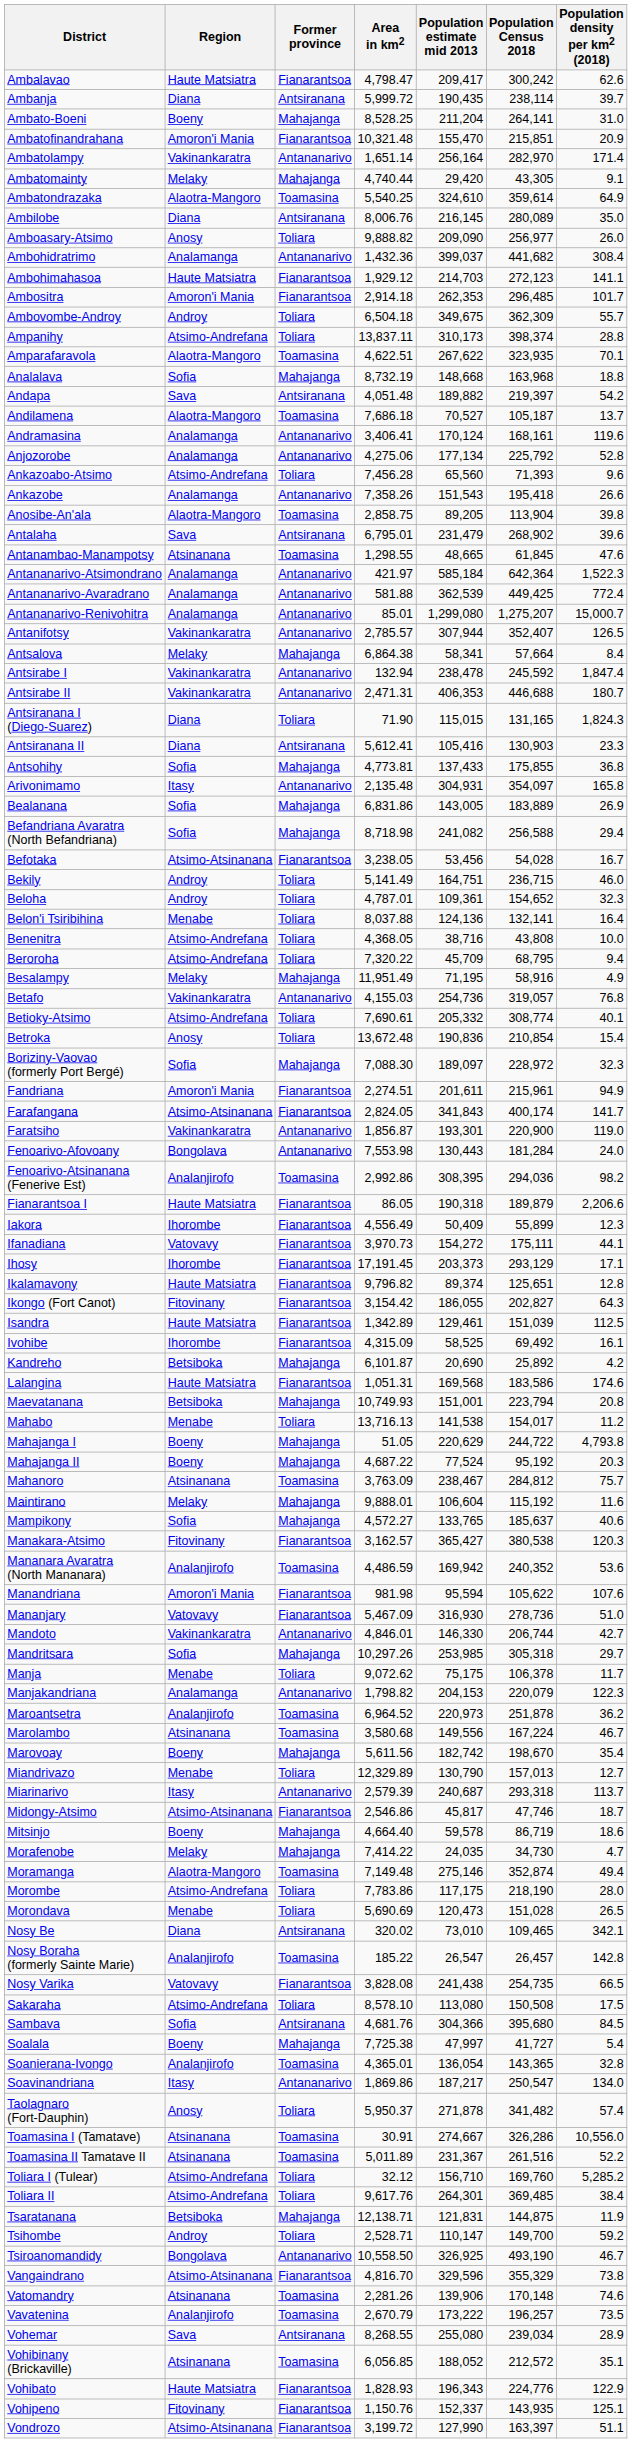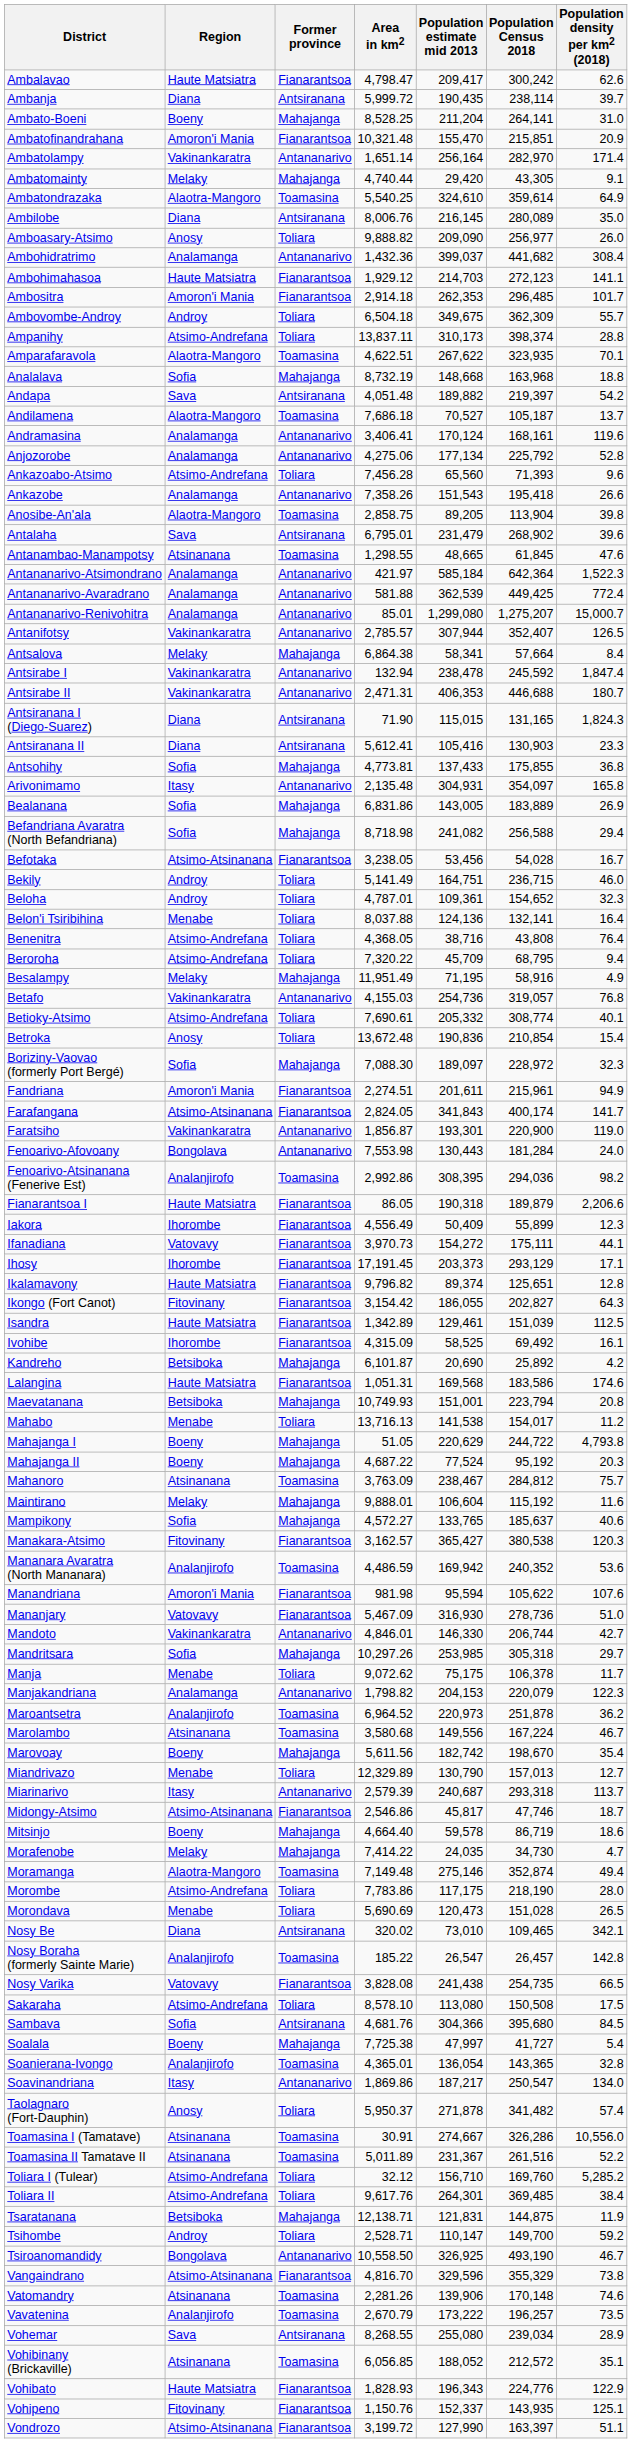(297, 720) Toliara -> (312, 720) Antsiranana
(612, 939) 10.0 -> (612, 939) 76.4
